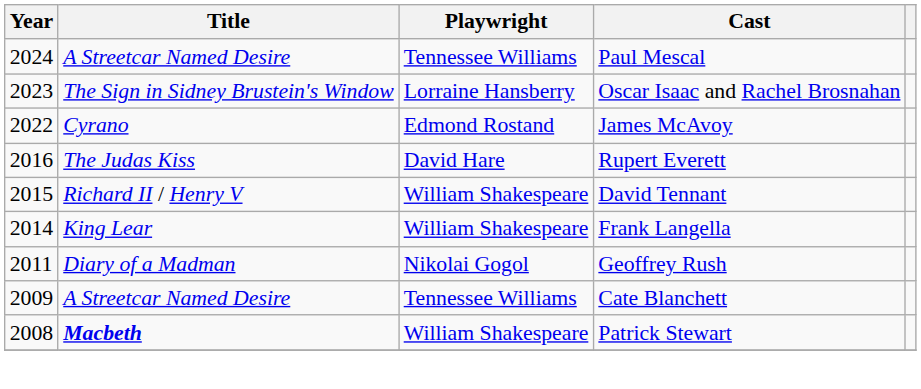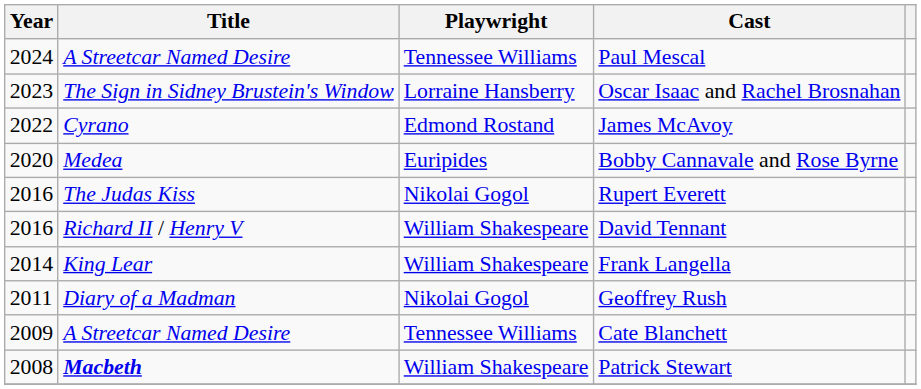+ row: (748, 159)
(454, 159) David Hare -> (466, 194) Nikolai Gogol
(31, 194) 2015 -> (31, 228) 2016
